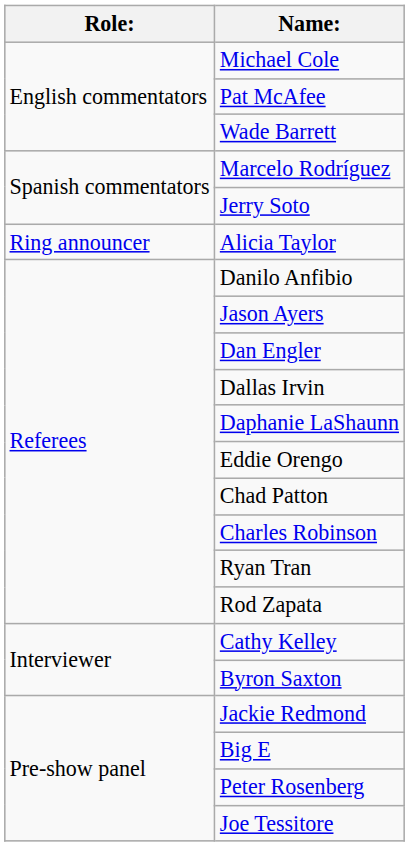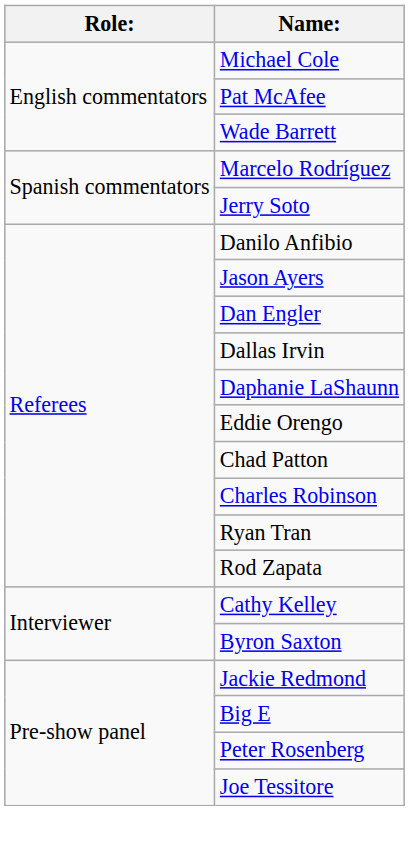- row: (278, 241)
